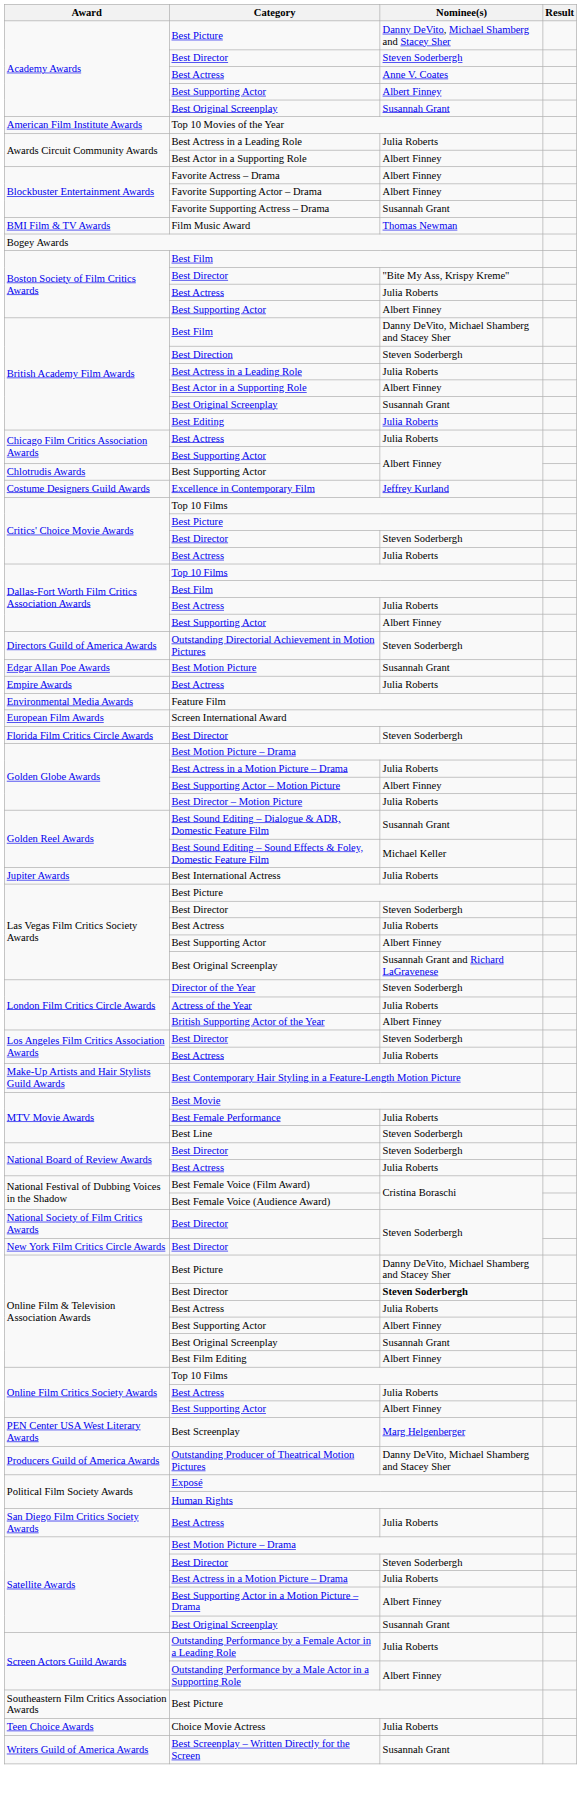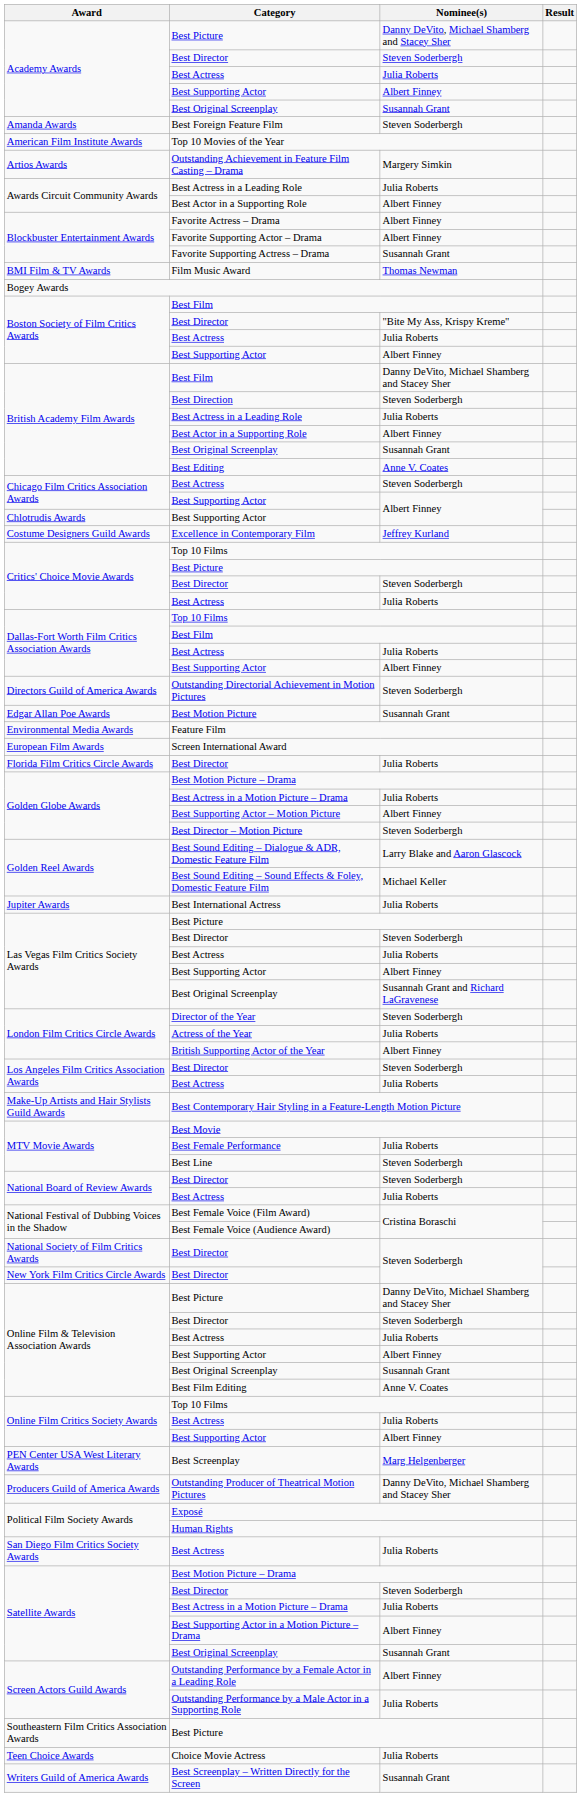(415, 74) Anne V. Coates -> (410, 74) Julia Roberts
+ row: (42, 125)
+ row: (37, 164)
(410, 421) Julia Roberts -> (415, 467) Anne V. Coates
(410, 438) Julia Roberts -> (422, 483) Steven Soderbergh
- row: (39, 684)
(422, 735) Steven Soderbergh -> (410, 763) Julia Roberts
(410, 802) Julia Roberts -> (422, 830) Steven Soderbergh
(416, 824) Susannah Grant -> (452, 853) Larry Blake and Aaron Glascock
(425, 1292) bold -> (422, 1320) normal
(412, 1359) Albert Finney -> (415, 1387) Anne V. Coates
(410, 1647) Julia Roberts -> (412, 1675) Albert Finney
(412, 1675) Albert Finney -> (410, 1704) Julia Roberts
